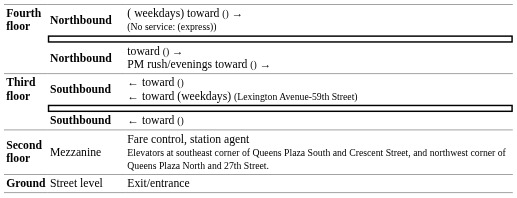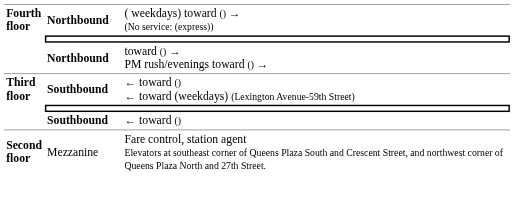- row: (26, 183)
